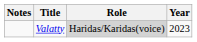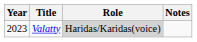columns swapped: (180, 12) <-> (19, 12)
